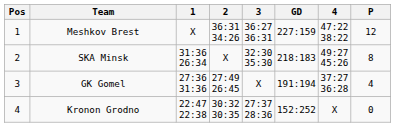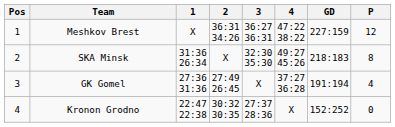columns swapped: (335, 12) <-> (296, 12)
